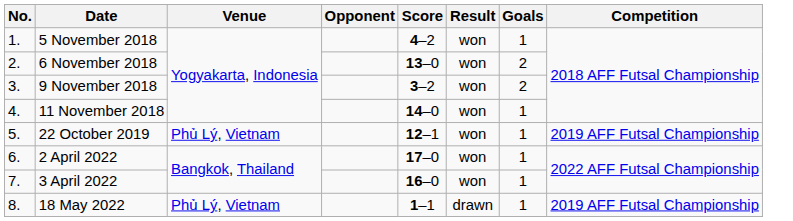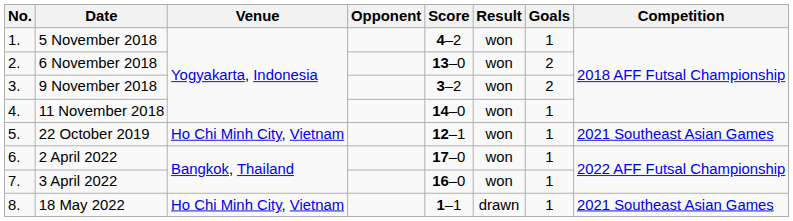(226, 134) Phủ Lý, Vietnam -> (258, 134) Ho Chi Minh City, Vietnam
(655, 134) 2019 AFF Futsal Championship -> (675, 134) 2021 Southeast Asian Games
(226, 205) Phủ Lý, Vietnam -> (258, 205) Ho Chi Minh City, Vietnam
(655, 205) 2019 AFF Futsal Championship -> (675, 205) 2021 Southeast Asian Games
